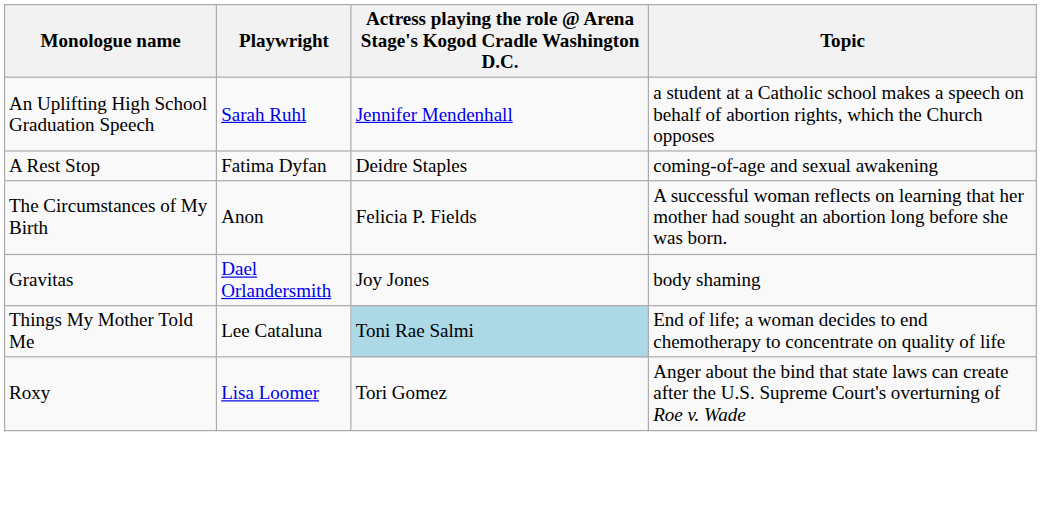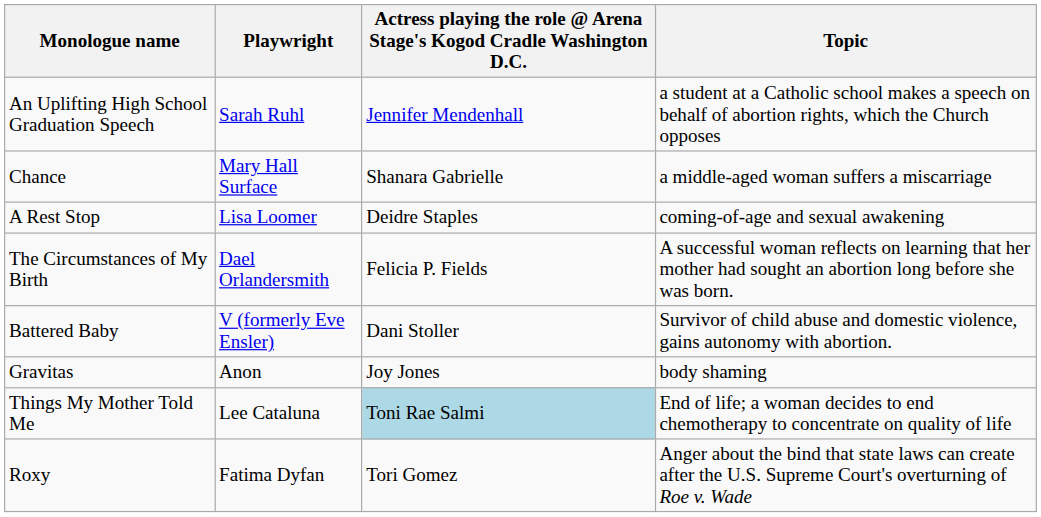+ row: (38, 176)
(274, 165) Fatima Dyfan -> (268, 217) Lisa Loomer
(242, 217) Anon -> (274, 268) Dael Orlandersmith
+ row: (64, 331)
(276, 279) Dael Orlandersmith -> (240, 372) Anon
(270, 393) Lisa Loomer -> (272, 475) Fatima Dyfan
